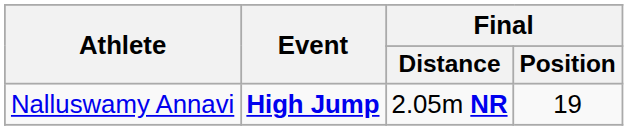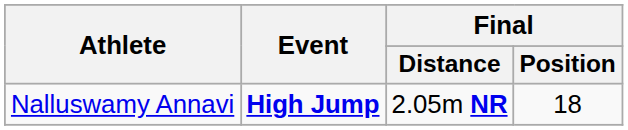(568, 105) 19 -> (568, 105) 18
